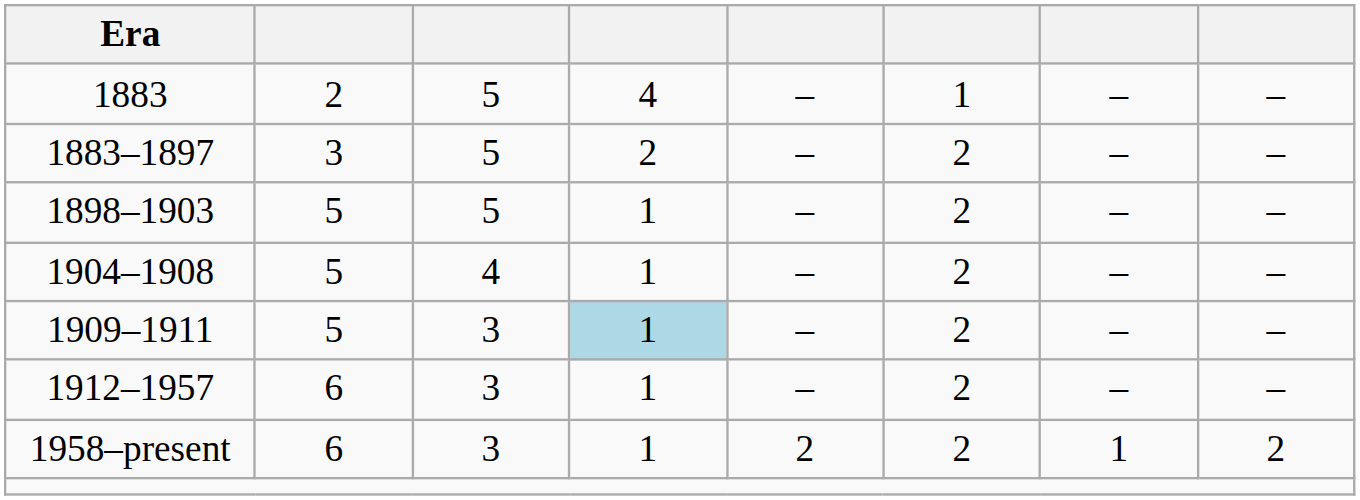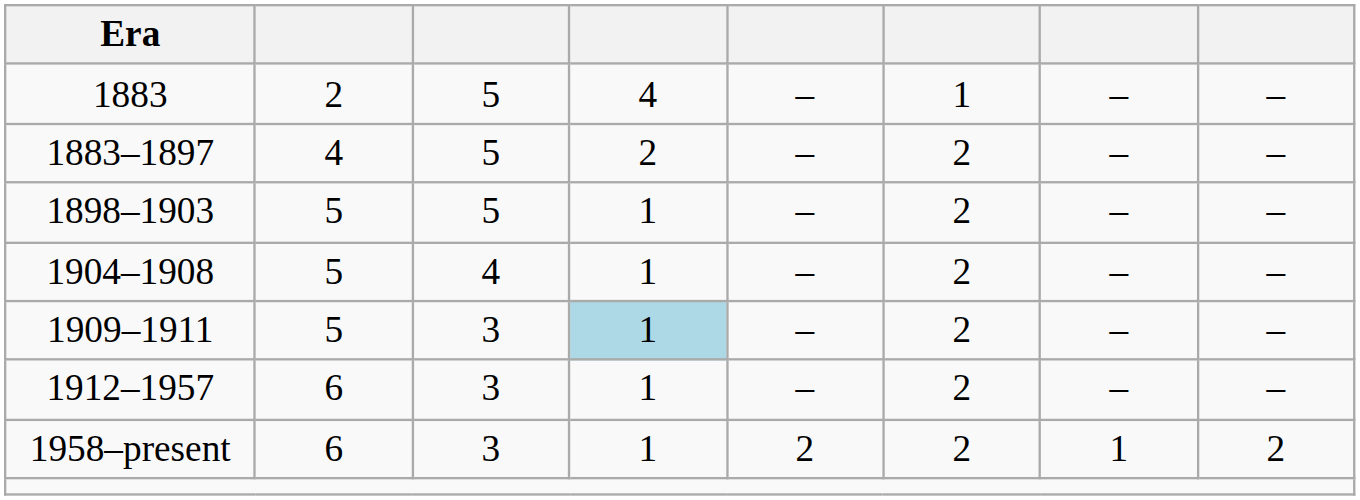(334, 152) 3 -> (334, 152) 4
